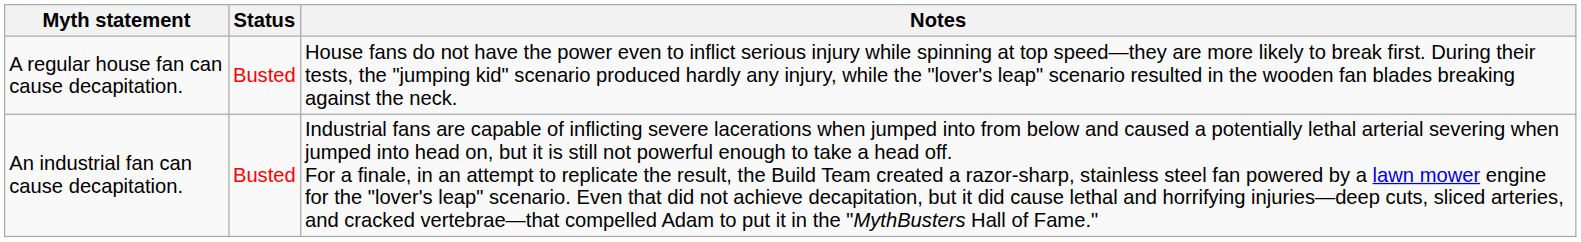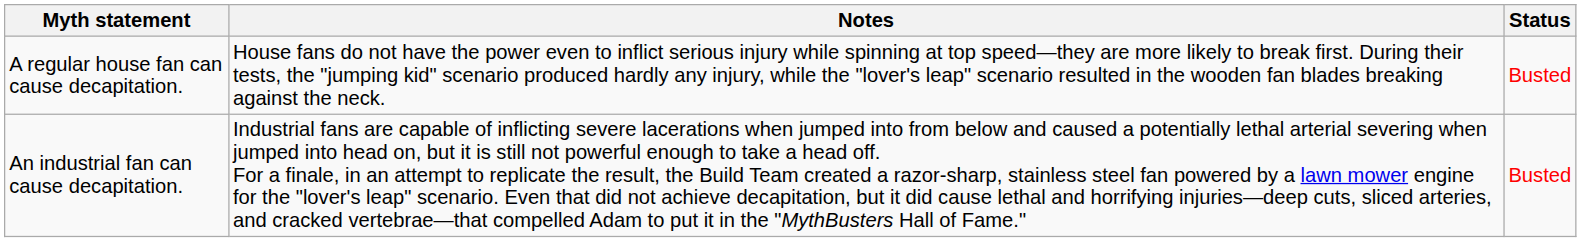columns swapped: (264, 20) <-> (938, 20)
